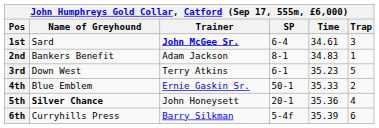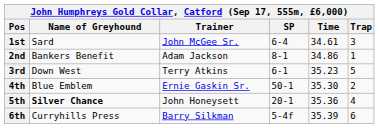(201, 41) bold -> (201, 41) normal
(325, 56) 34.83 -> (325, 56) 34.86
(325, 86) 35.33 -> (325, 86) 35.30
